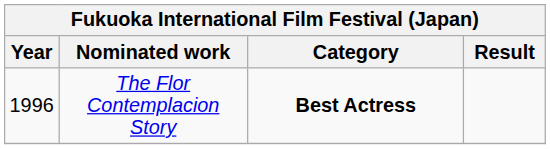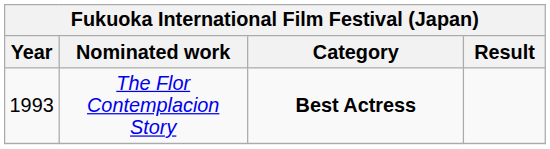(32, 105) 1996 -> (32, 105) 1993
